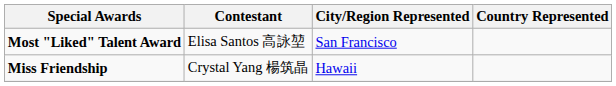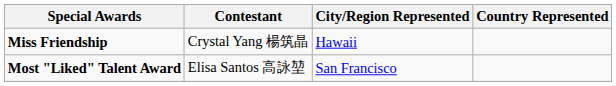rows swapped: (58, 68) <-> (94, 41)
